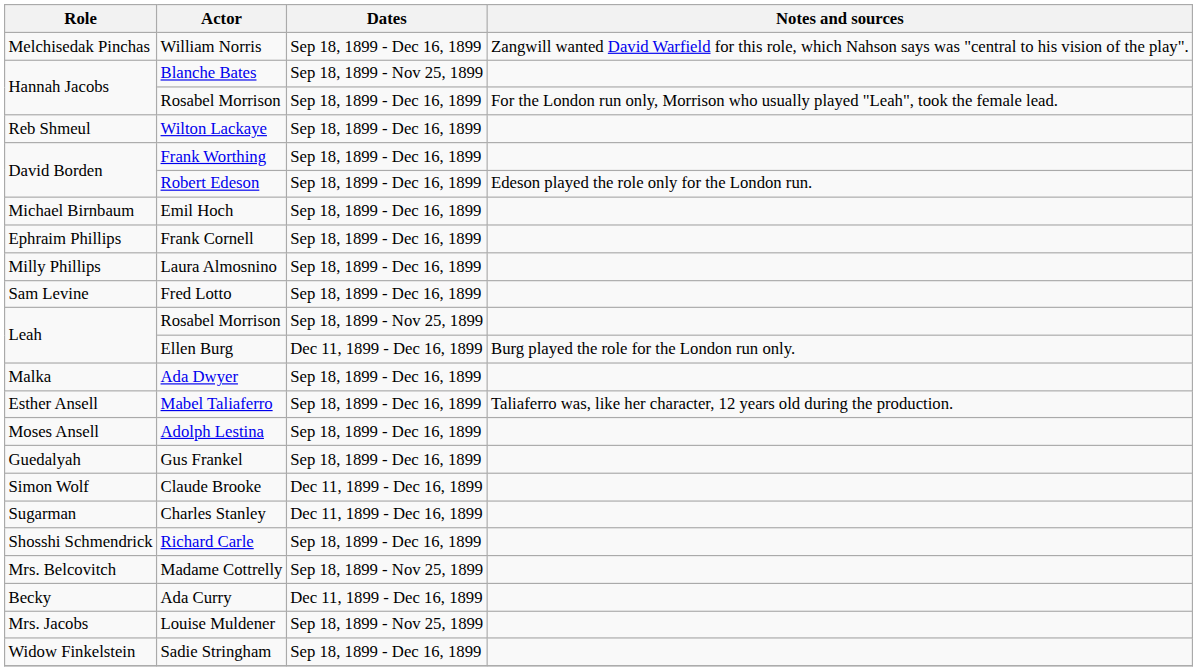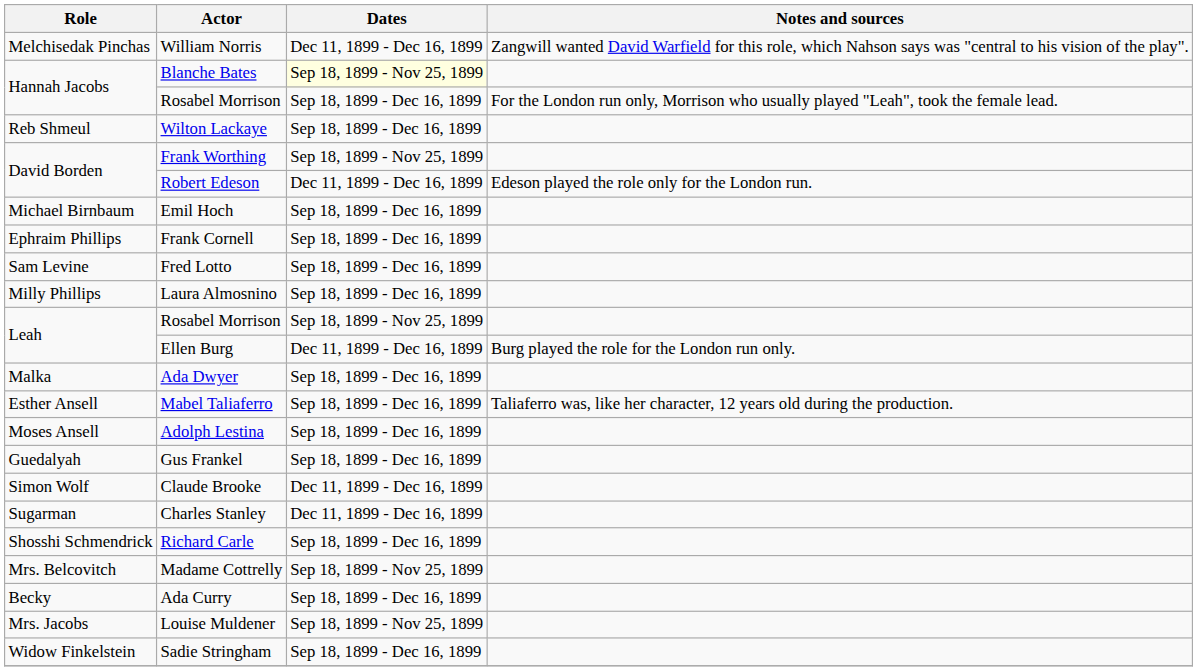(386, 46) Sep 18, 1899 - Dec 16, 1899 -> (386, 46) Dec 11, 1899 - Dec 16, 1899
(387, 73) no background -> (387, 73) lightyellow background
(386, 156) Sep 18, 1899 - Dec 16, 1899 -> (387, 156) Sep 18, 1899 - Nov 25, 1899
(386, 183) Sep 18, 1899 - Dec 16, 1899 -> (386, 183) Dec 11, 1899 - Dec 16, 1899
rows swapped: (49, 294) <-> (55, 266)
(386, 597) Dec 11, 1899 - Dec 16, 1899 -> (386, 597) Sep 18, 1899 - Dec 16, 1899
